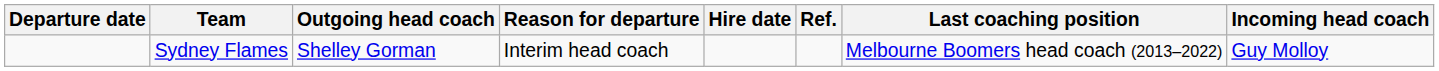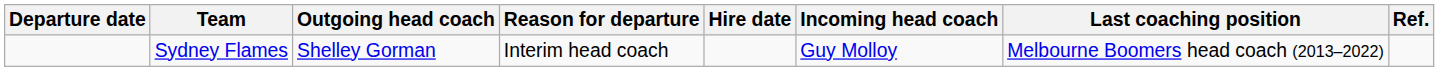columns swapped: (1330, 19) <-> (819, 19)
